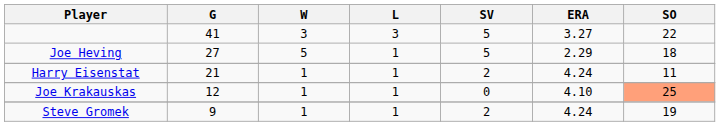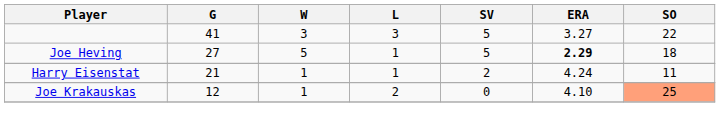(578, 53) normal -> (578, 53) bold
(395, 92) 1 -> (395, 92) 2
- row: (86, 112)
